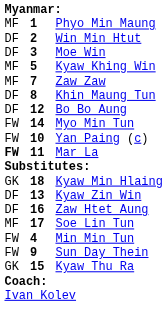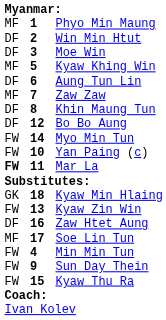+ row: (98, 82)
(12, 196) DF -> (12, 210) FW
(12, 267) GK -> (12, 281) FW
